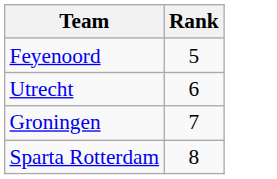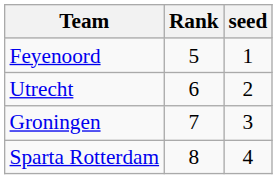+ column: (248, 21)
